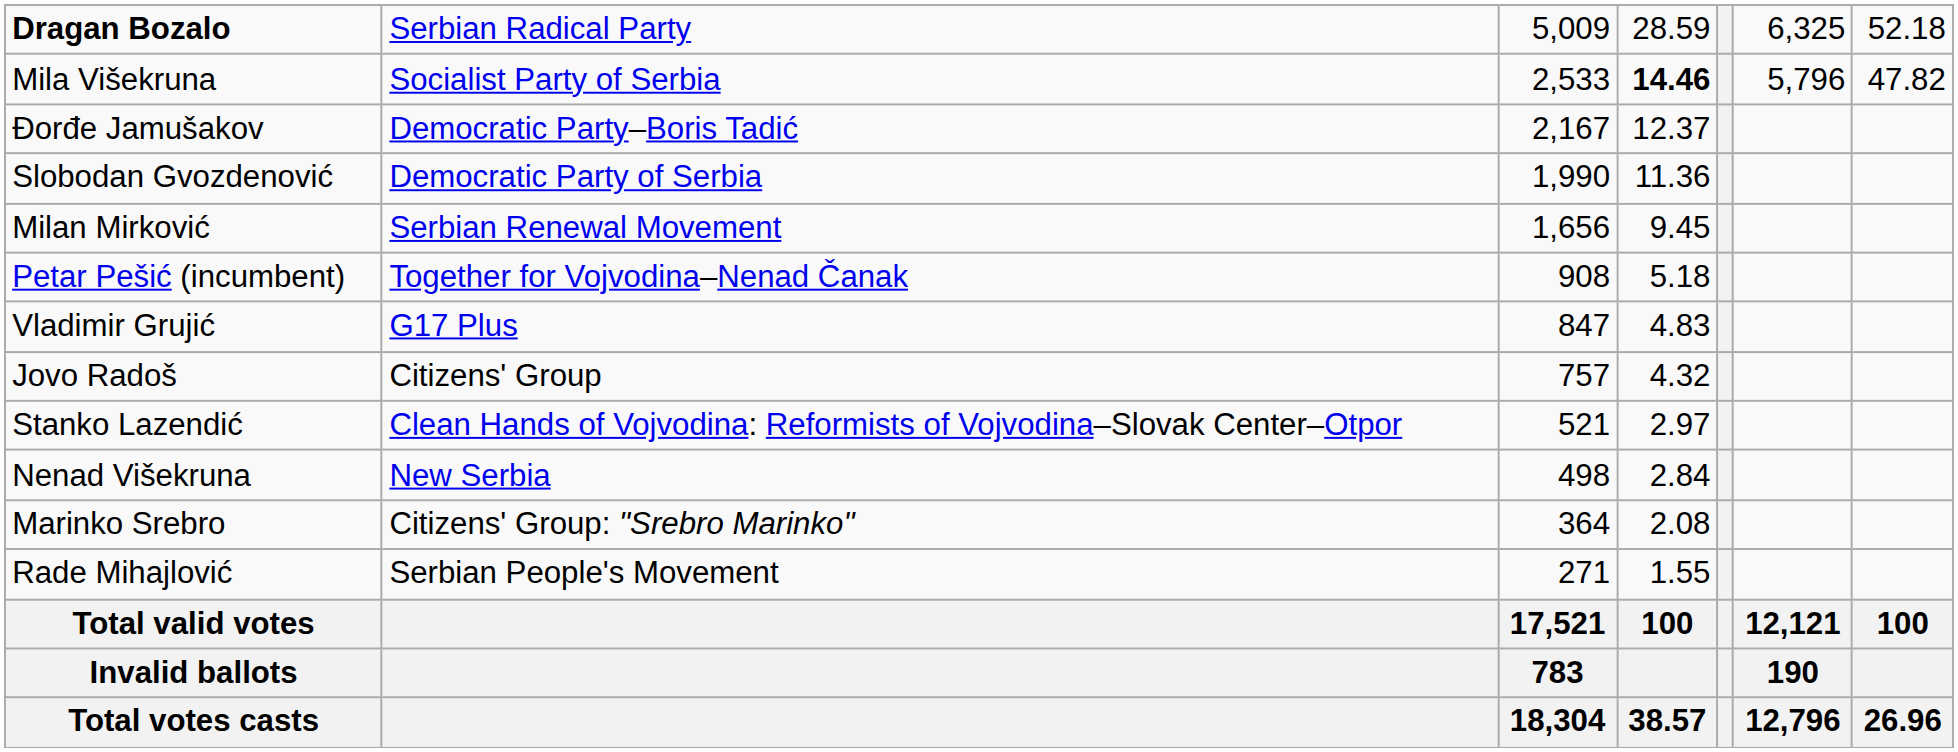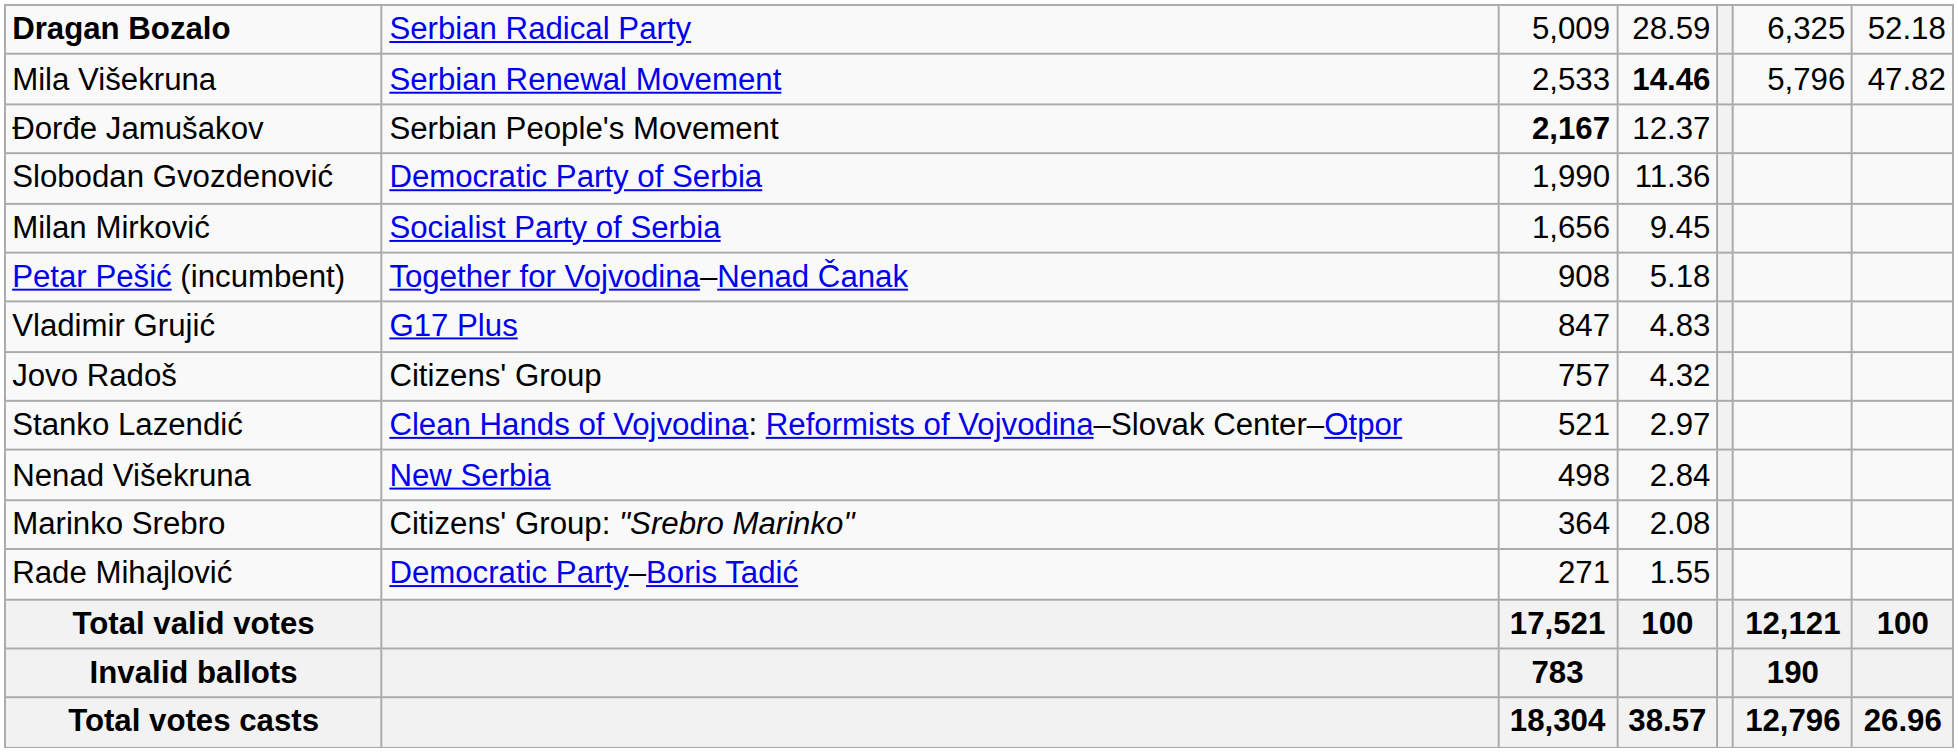(555, 78) Socialist Party of Serbia -> (585, 78) Serbian Renewal Movement
(594, 128) Democratic Party–Boris Tadić -> (584, 128) Serbian People's Movement
(1571, 128) normal -> (1571, 128) bold
(585, 227) Serbian Renewal Movement -> (555, 227) Socialist Party of Serbia
(584, 573) Serbian People's Movement -> (594, 573) Democratic Party–Boris Tadić
